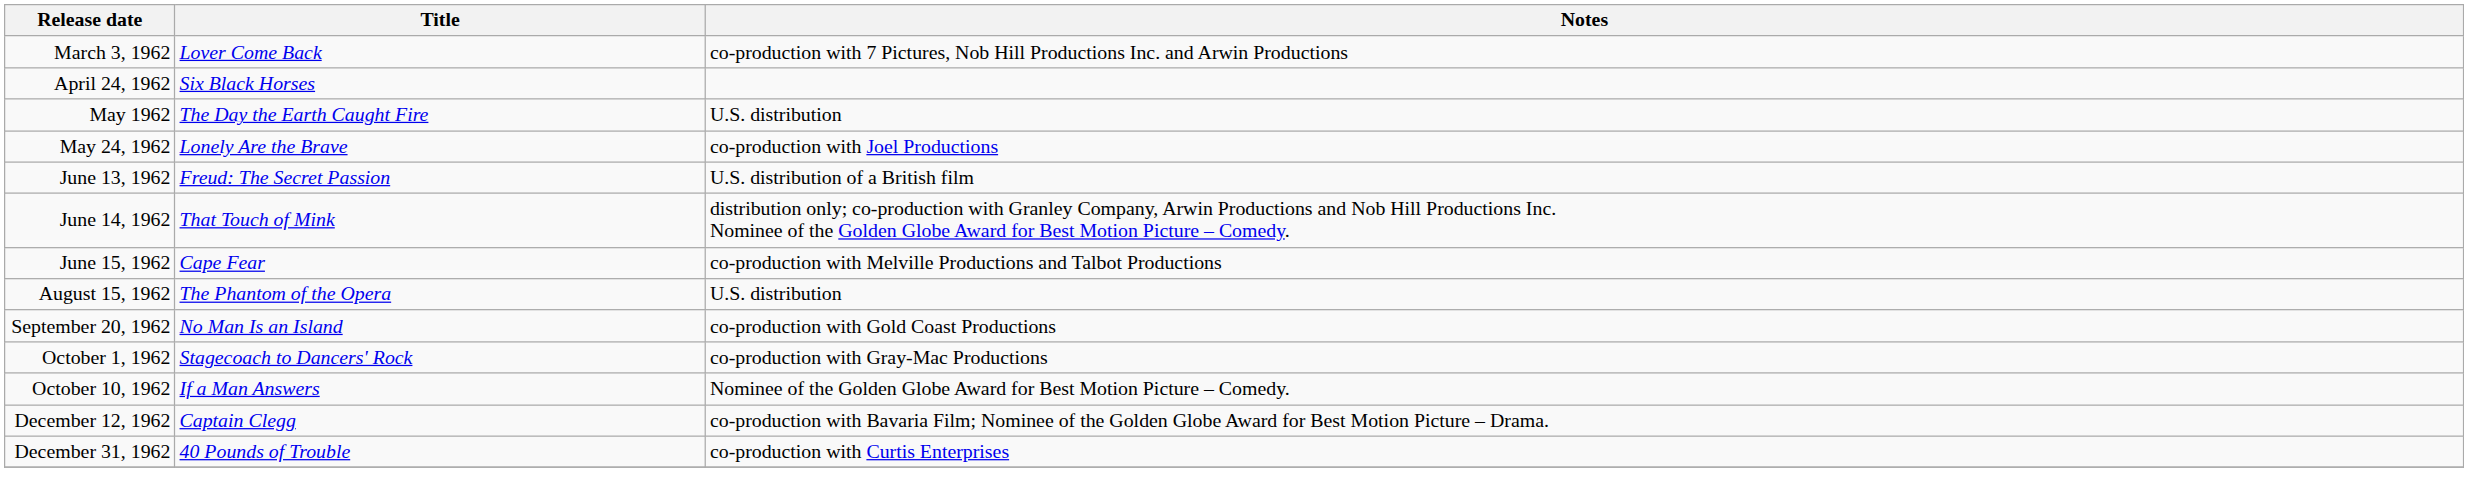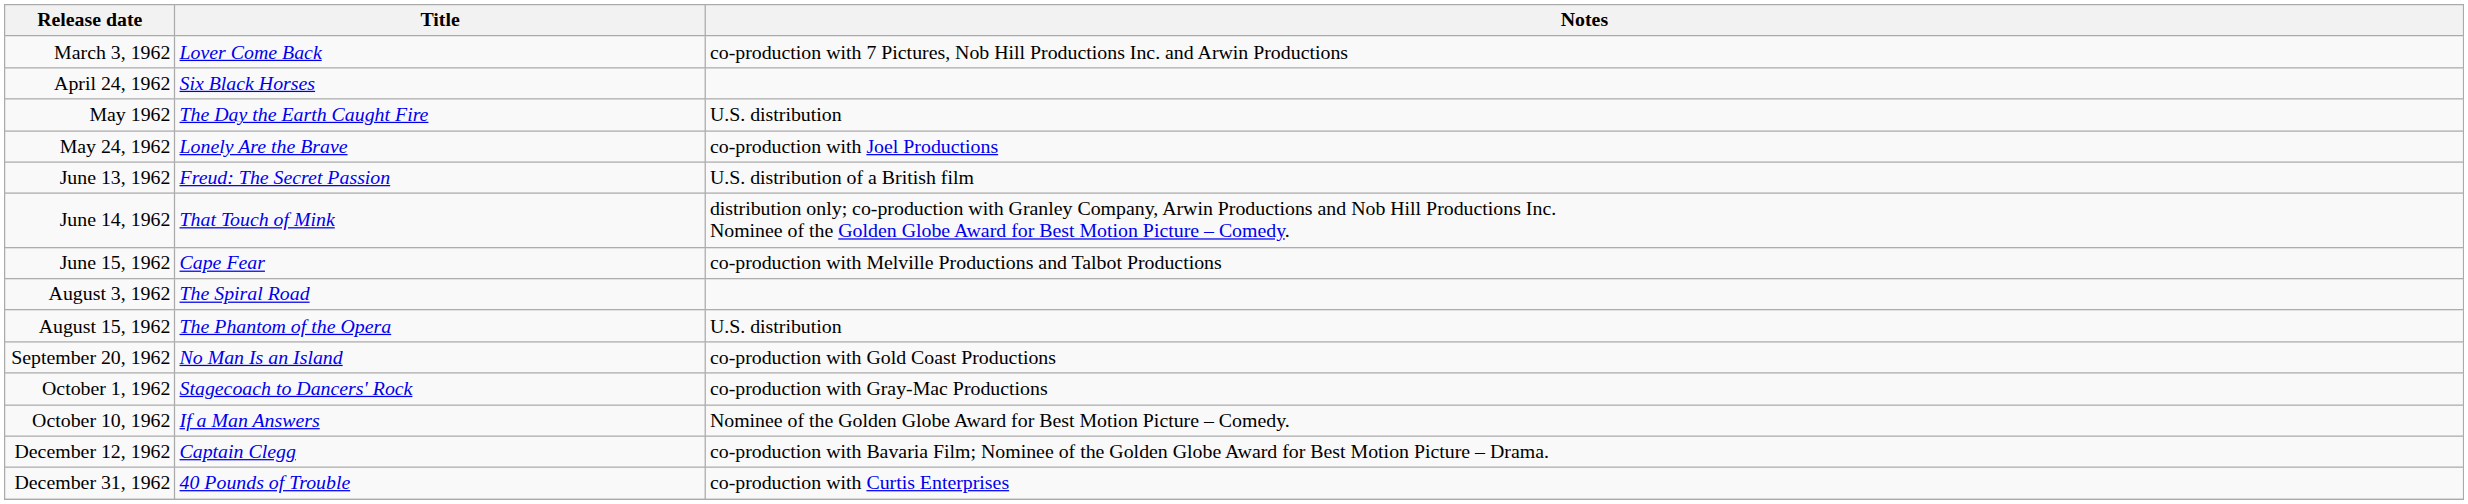+ row: (109, 294)
